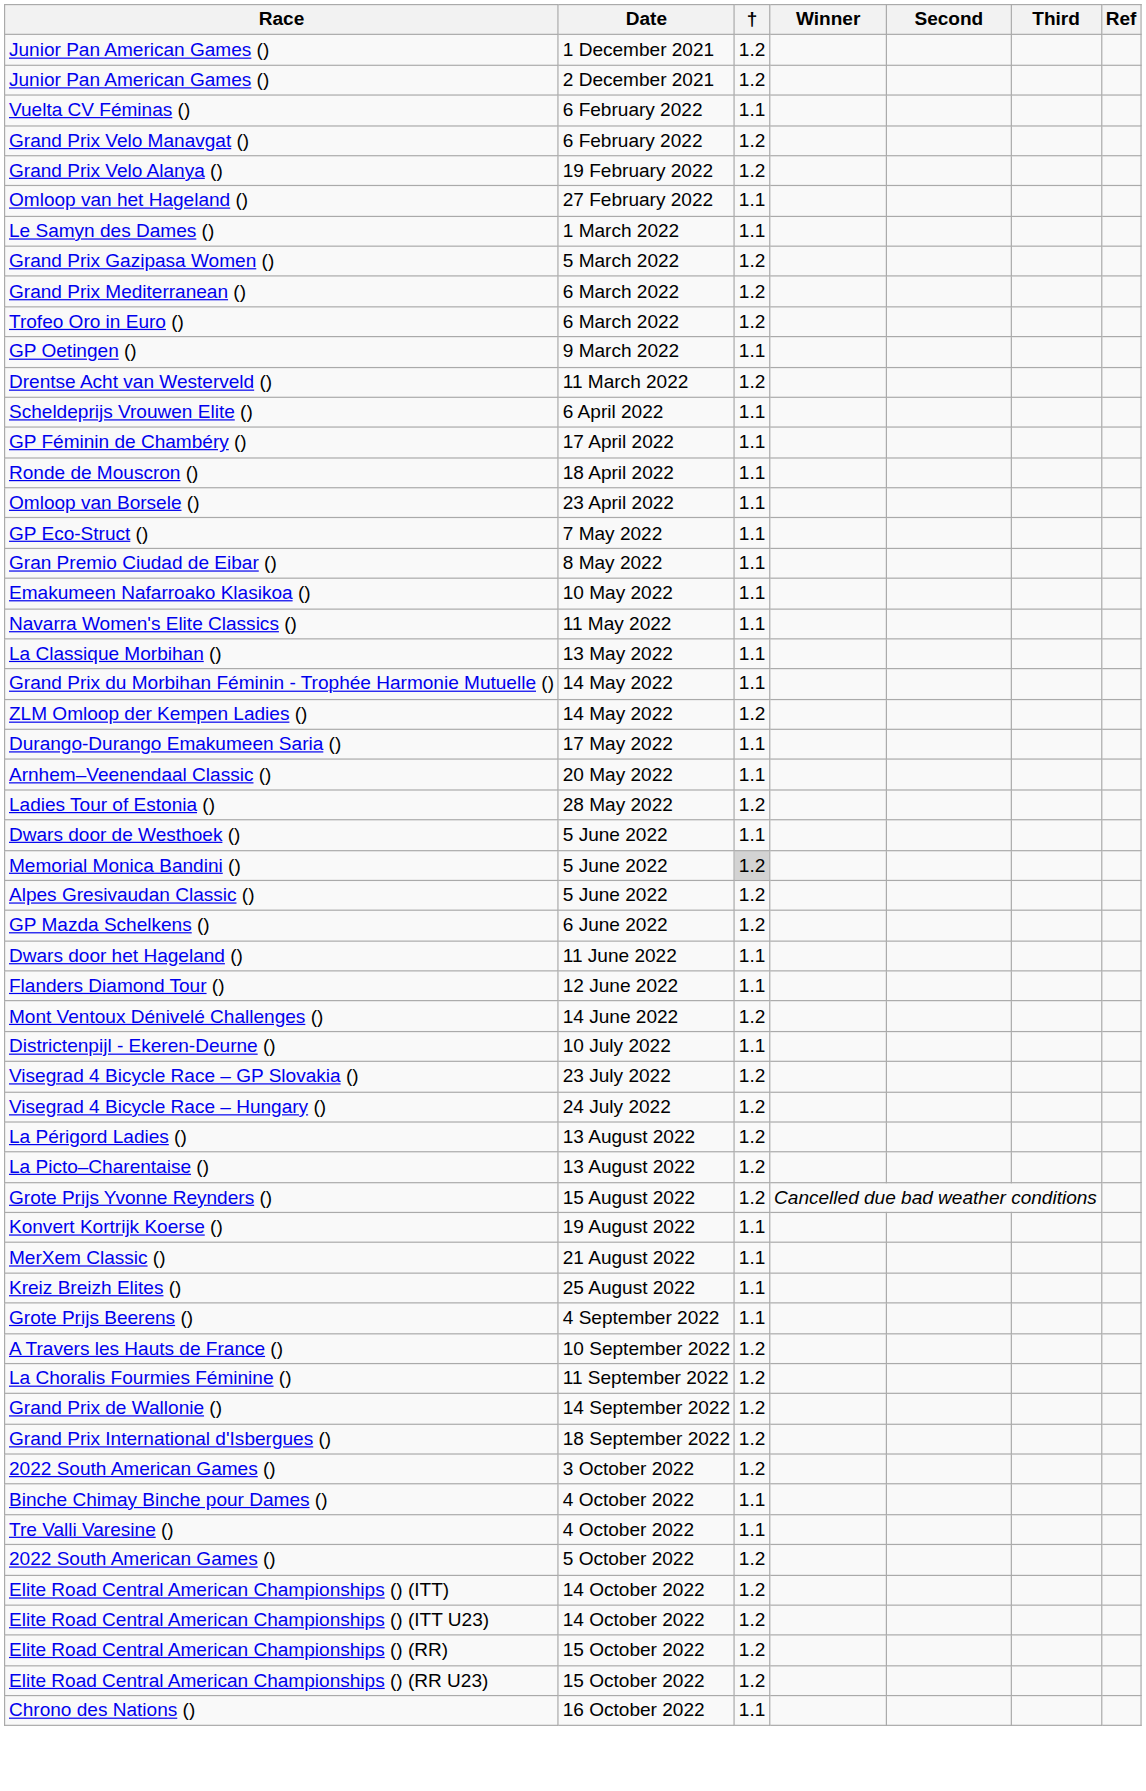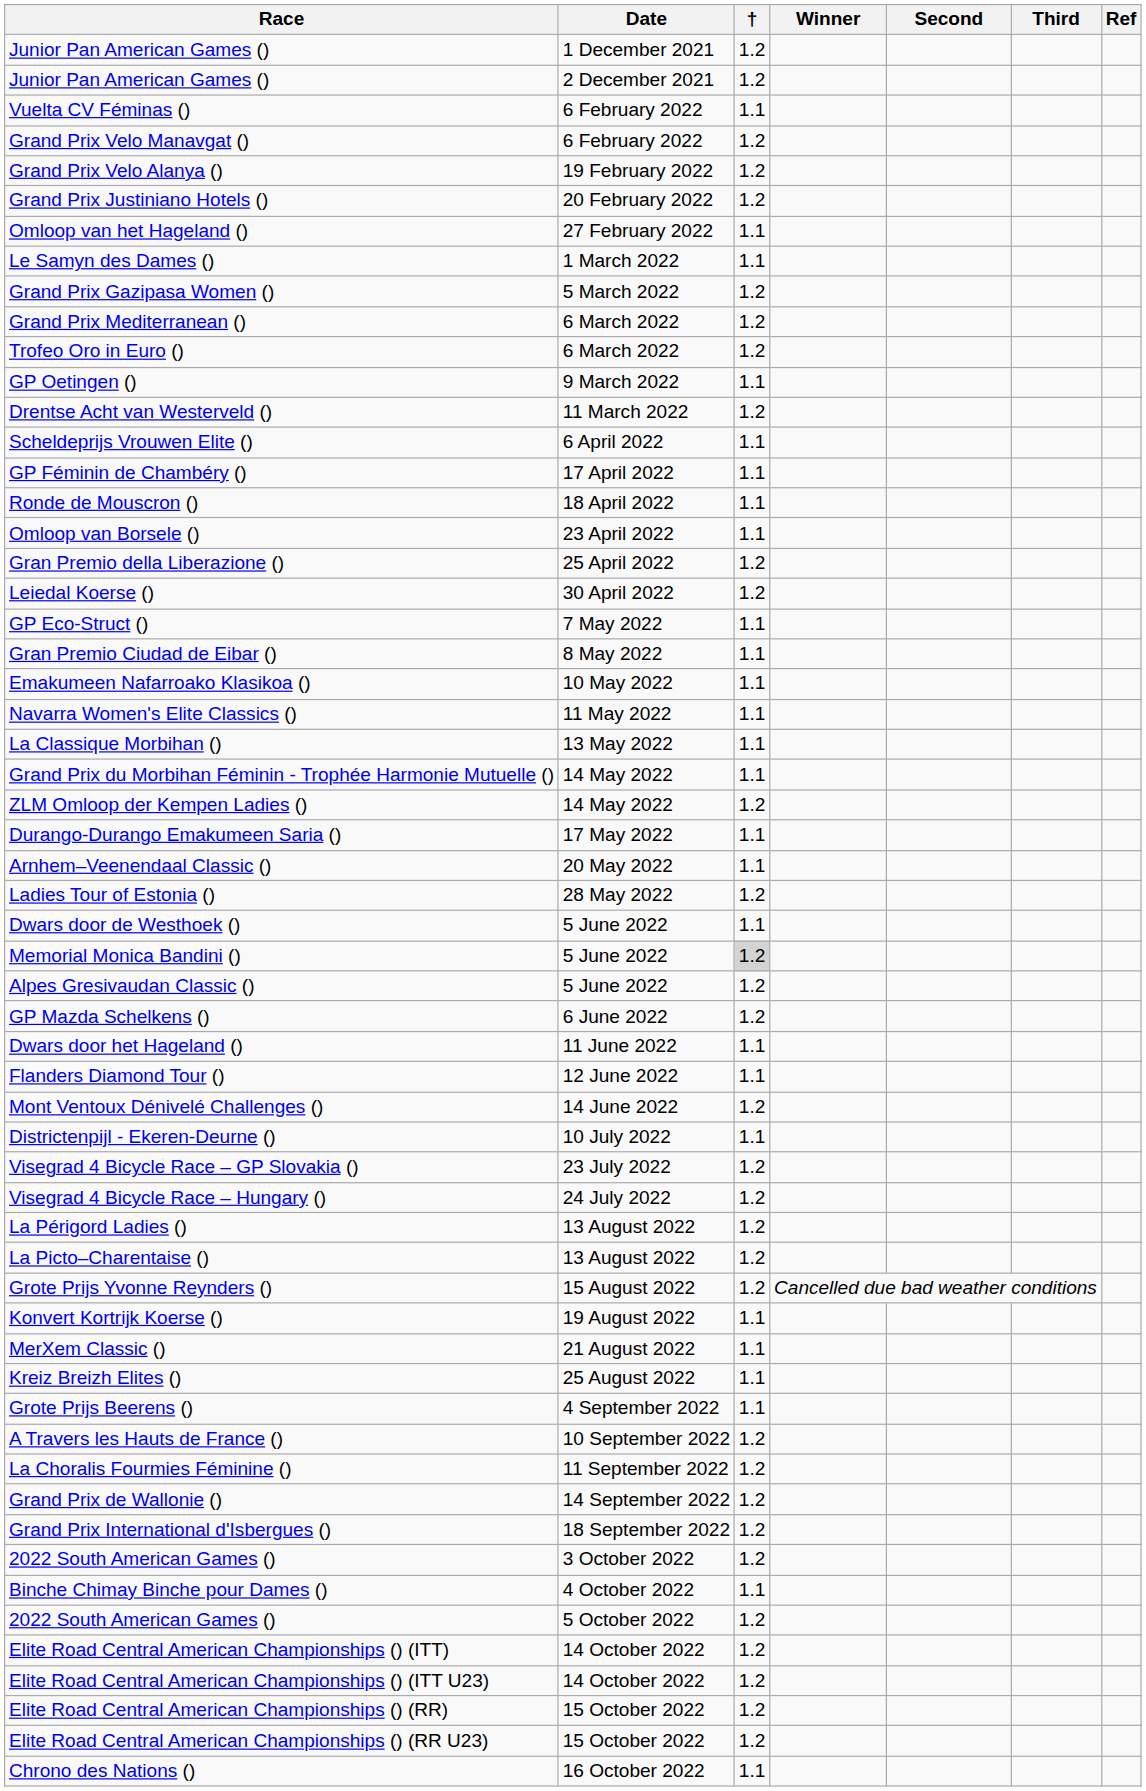+ row: (139, 200)
+ row: (147, 563)
+ row: (81, 593)
- row: (91, 1529)
